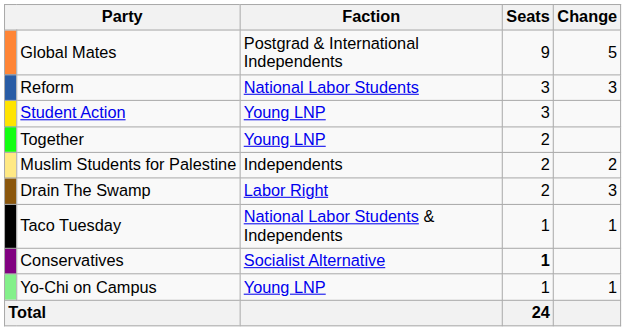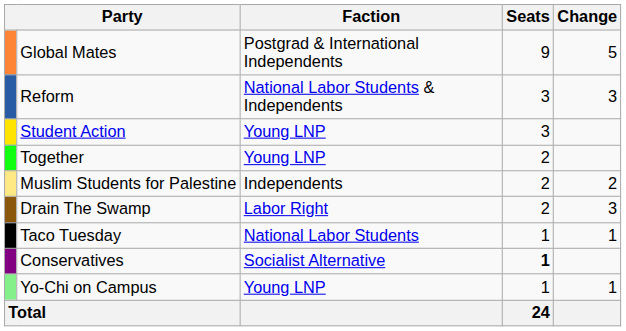(331, 87) National Labor Students -> (339, 96) National Labor Students & Independents
(339, 226) National Labor Students & Independents -> (331, 235) National Labor Students
